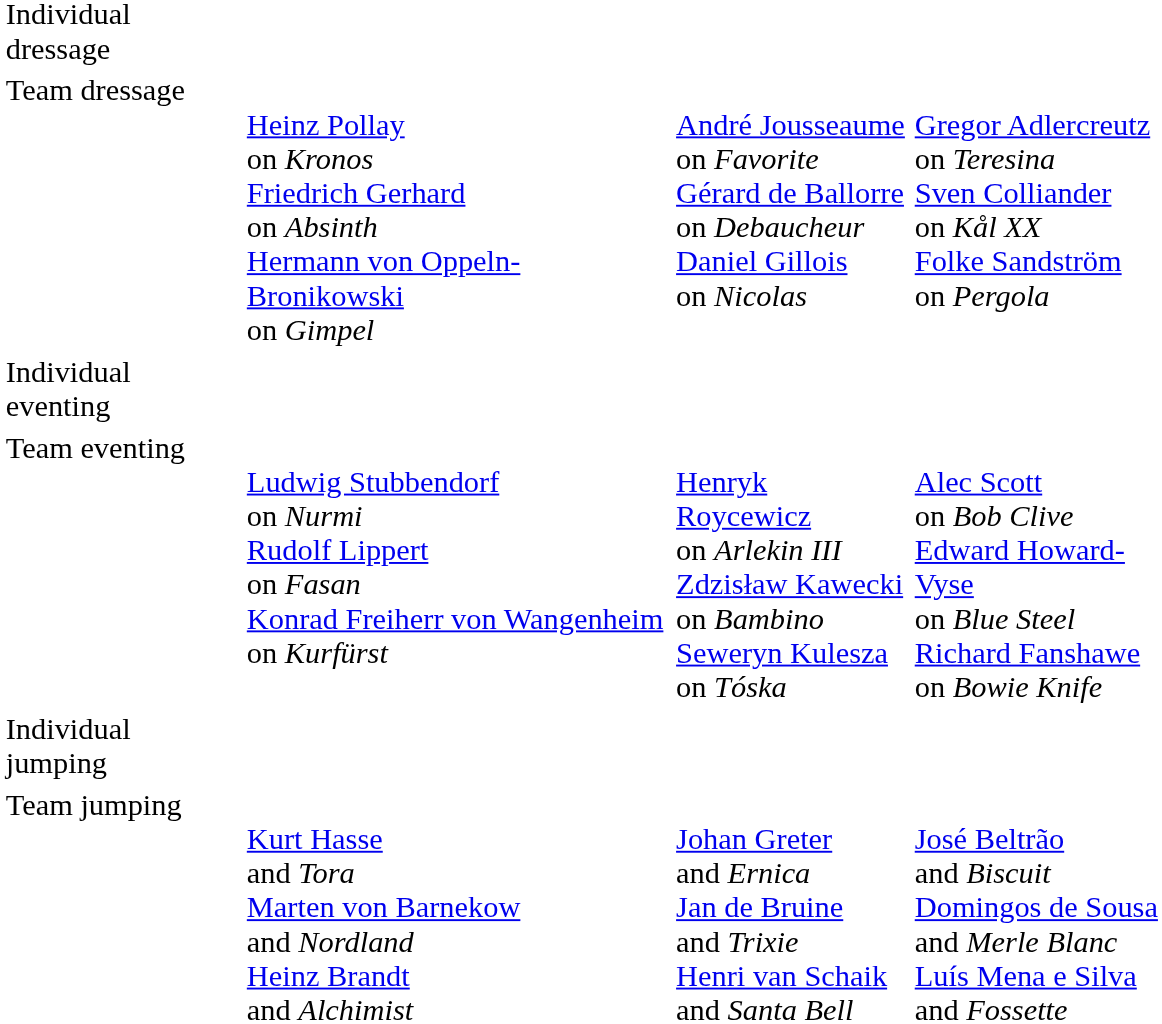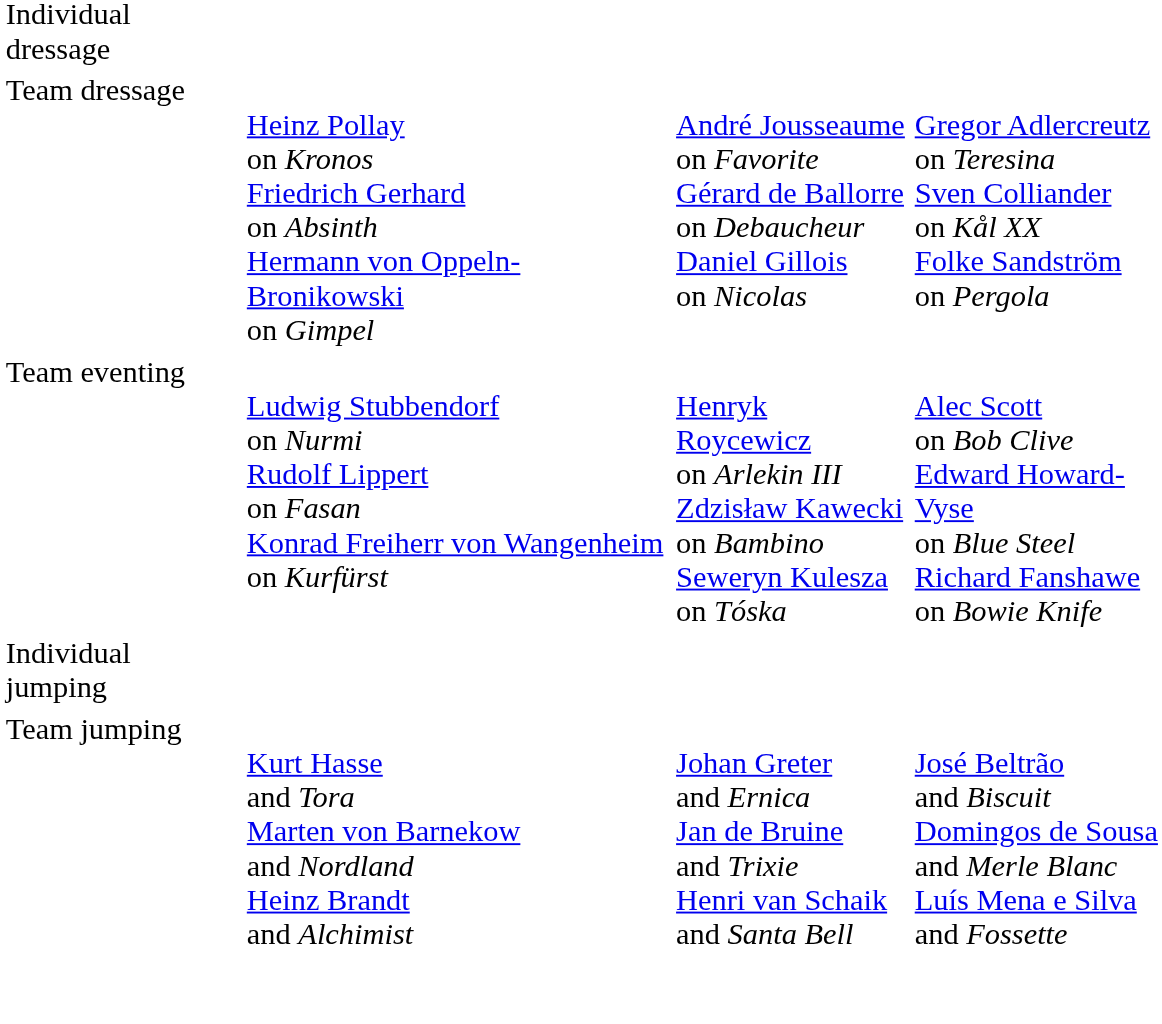- row: (68, 388)
